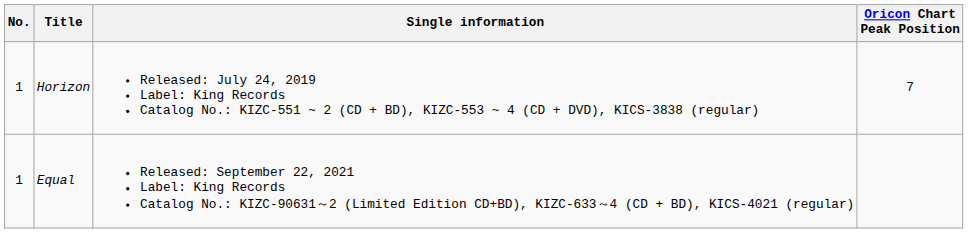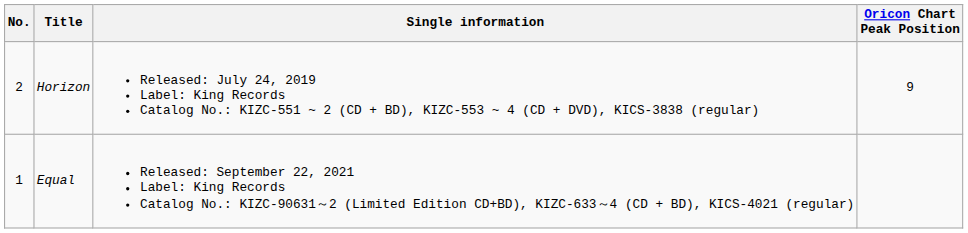(19, 87) 1 -> (19, 87) 2
(910, 87) 7 -> (910, 87) 9
